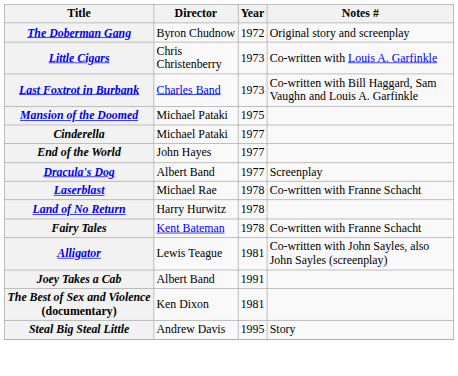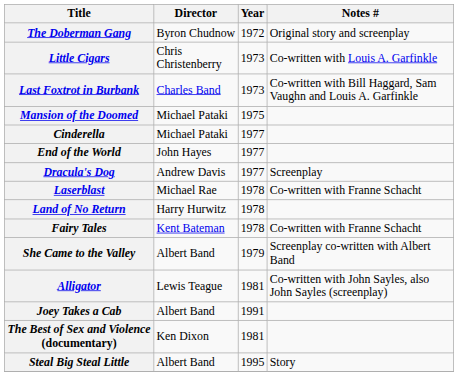(186, 171) Albert Band -> (191, 171) Andrew Davis
+ row: (79, 253)
(191, 330) Andrew Davis -> (186, 362) Albert Band
